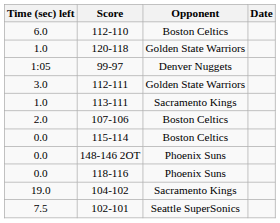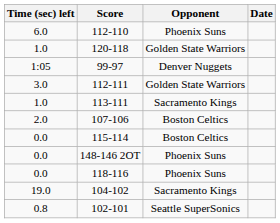(195, 31) Boston Celtics -> (195, 31) Phoenix Suns
(41, 208) 7.5 -> (41, 208) 0.8
